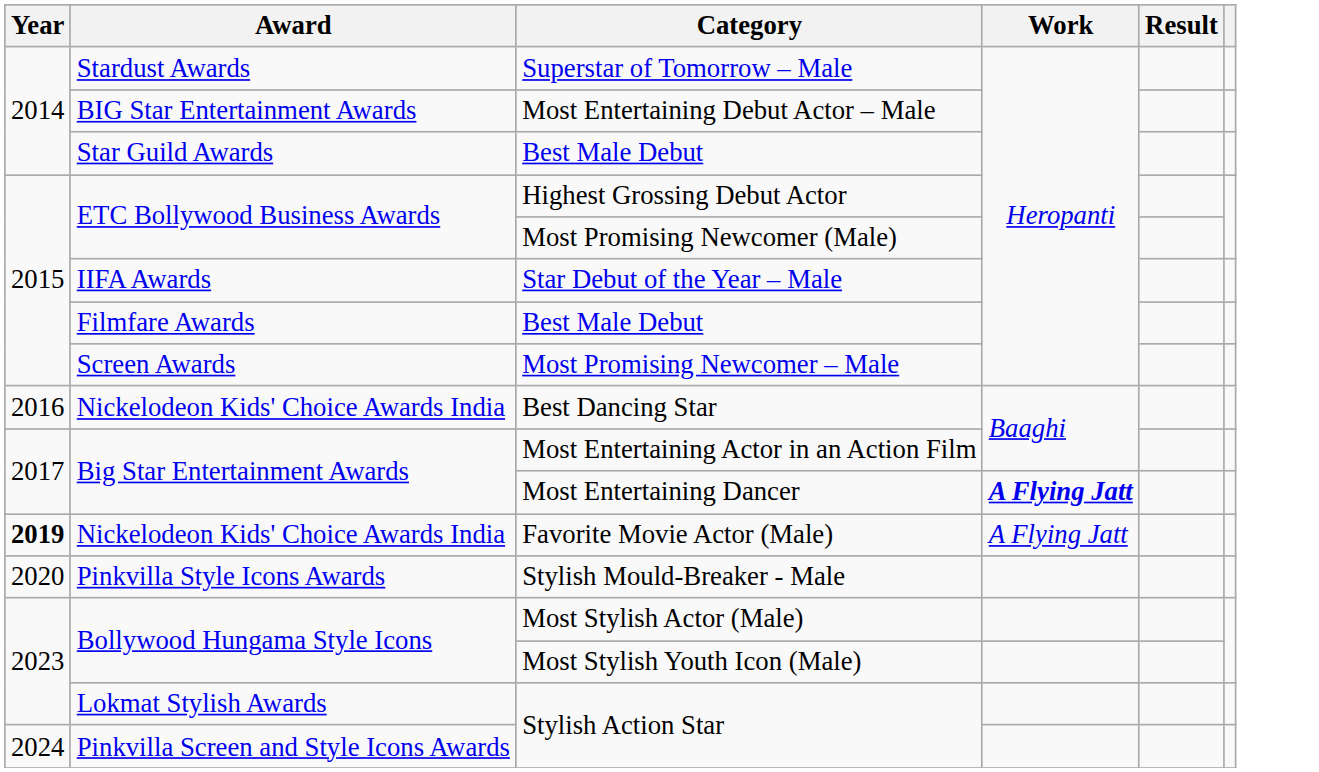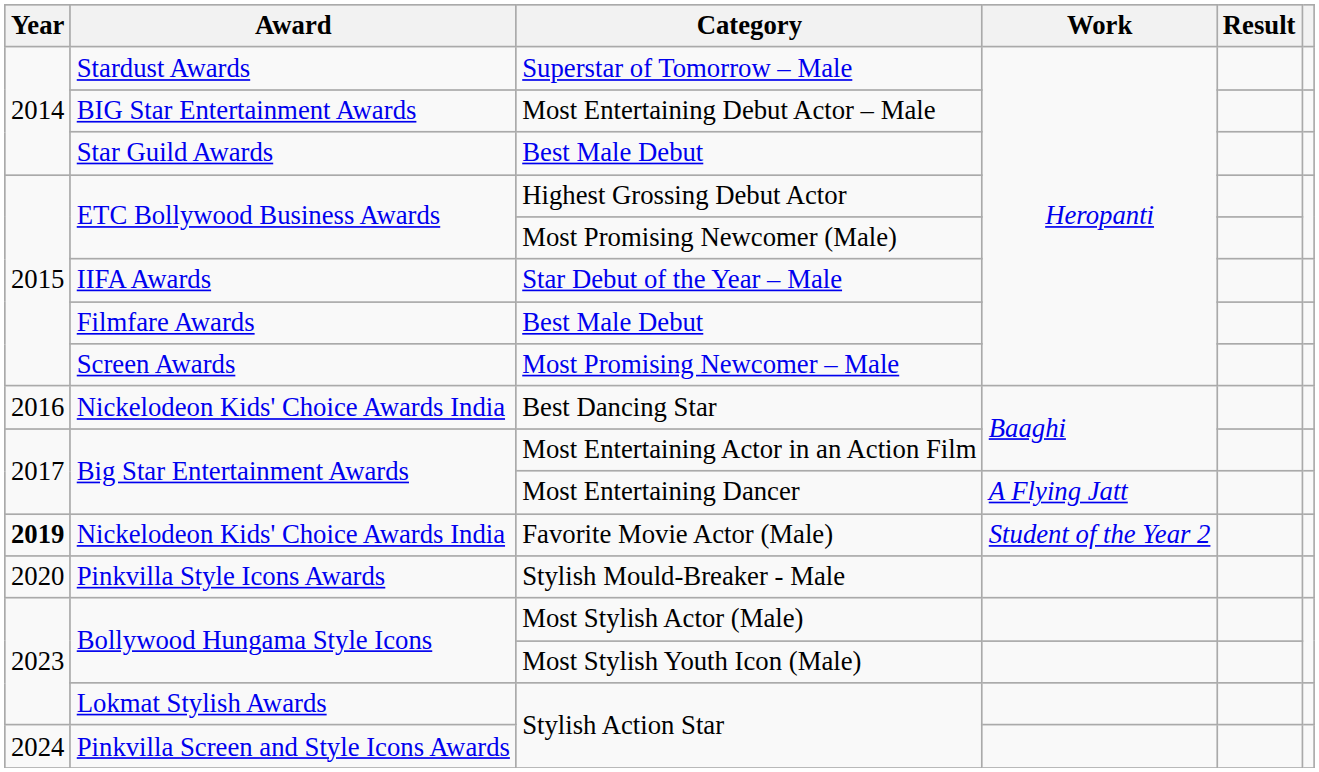(1061, 491) bold -> (1058, 491) normal
(1058, 534) A Flying Jatt -> (1100, 534) Student of the Year 2
